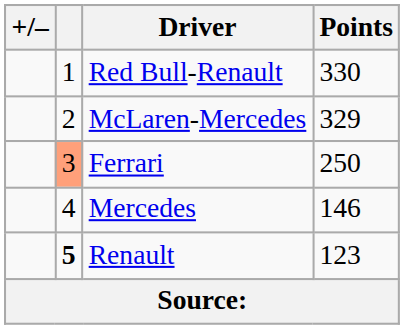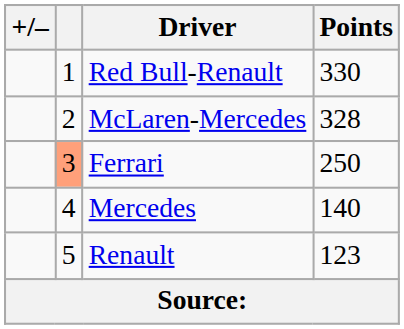(340, 117) 329 -> (340, 117) 328
(340, 209) 146 -> (340, 209) 140
(69, 254) bold -> (69, 254) normal
